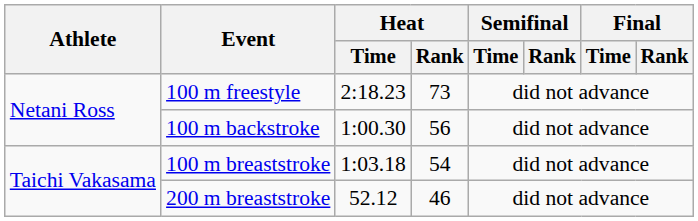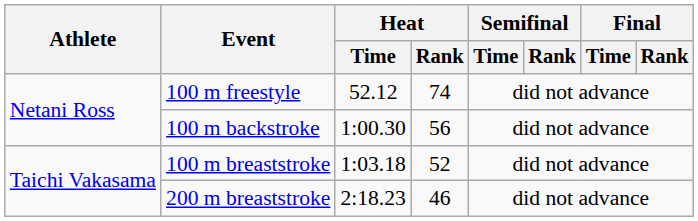(373, 92) 2:18.23 -> (373, 92) 52.12
(440, 92) 73 -> (440, 92) 74
(440, 163) 54 -> (440, 163) 52
(373, 198) 52.12 -> (373, 198) 2:18.23
